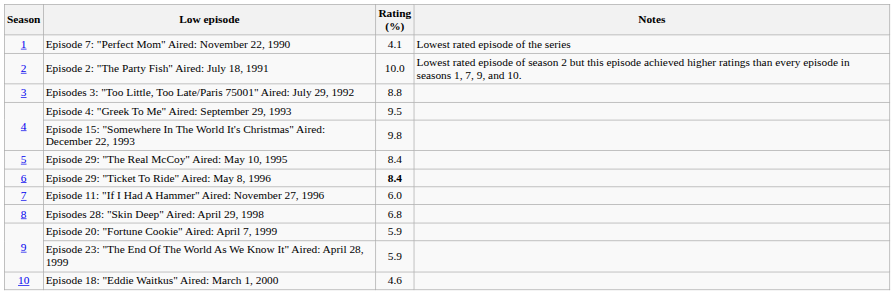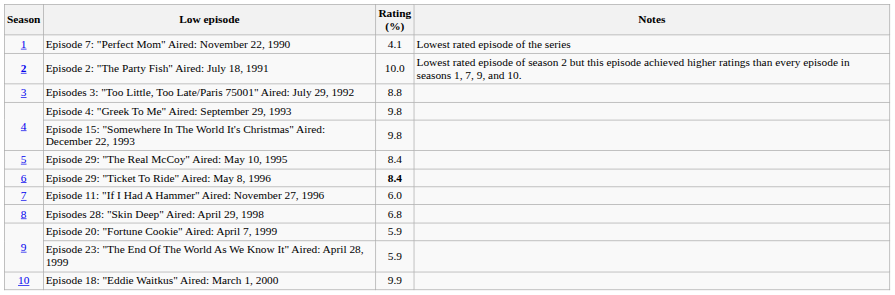(24, 68) normal -> (24, 68) bold
(395, 111) 9.5 -> (395, 111) 9.8
(395, 280) 4.6 -> (395, 280) 9.9
